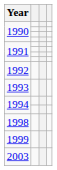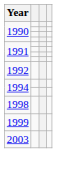- row: (18, 87)
